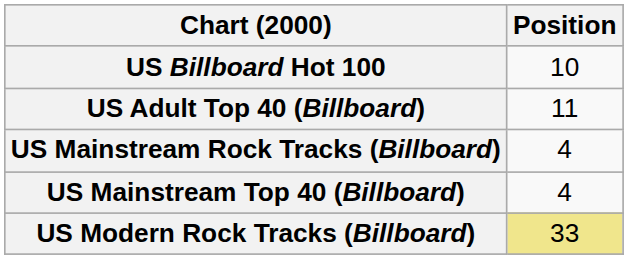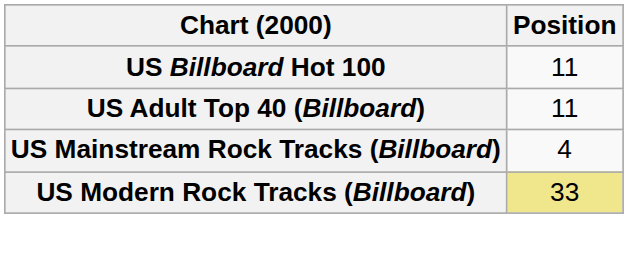(565, 66) 10 -> (565, 66) 11
- row: (256, 191)
